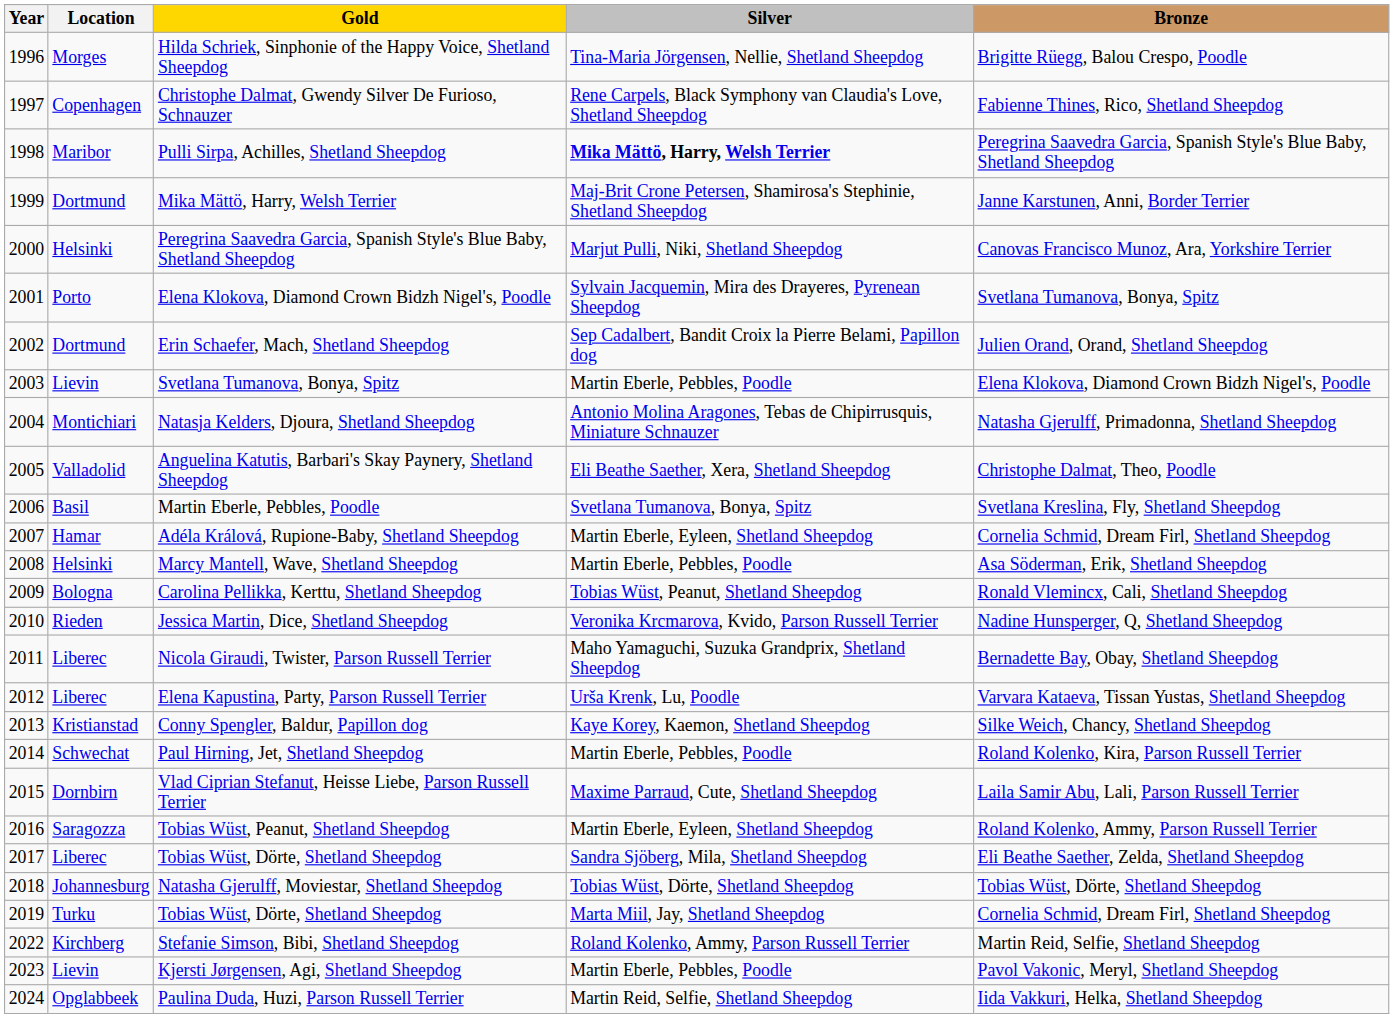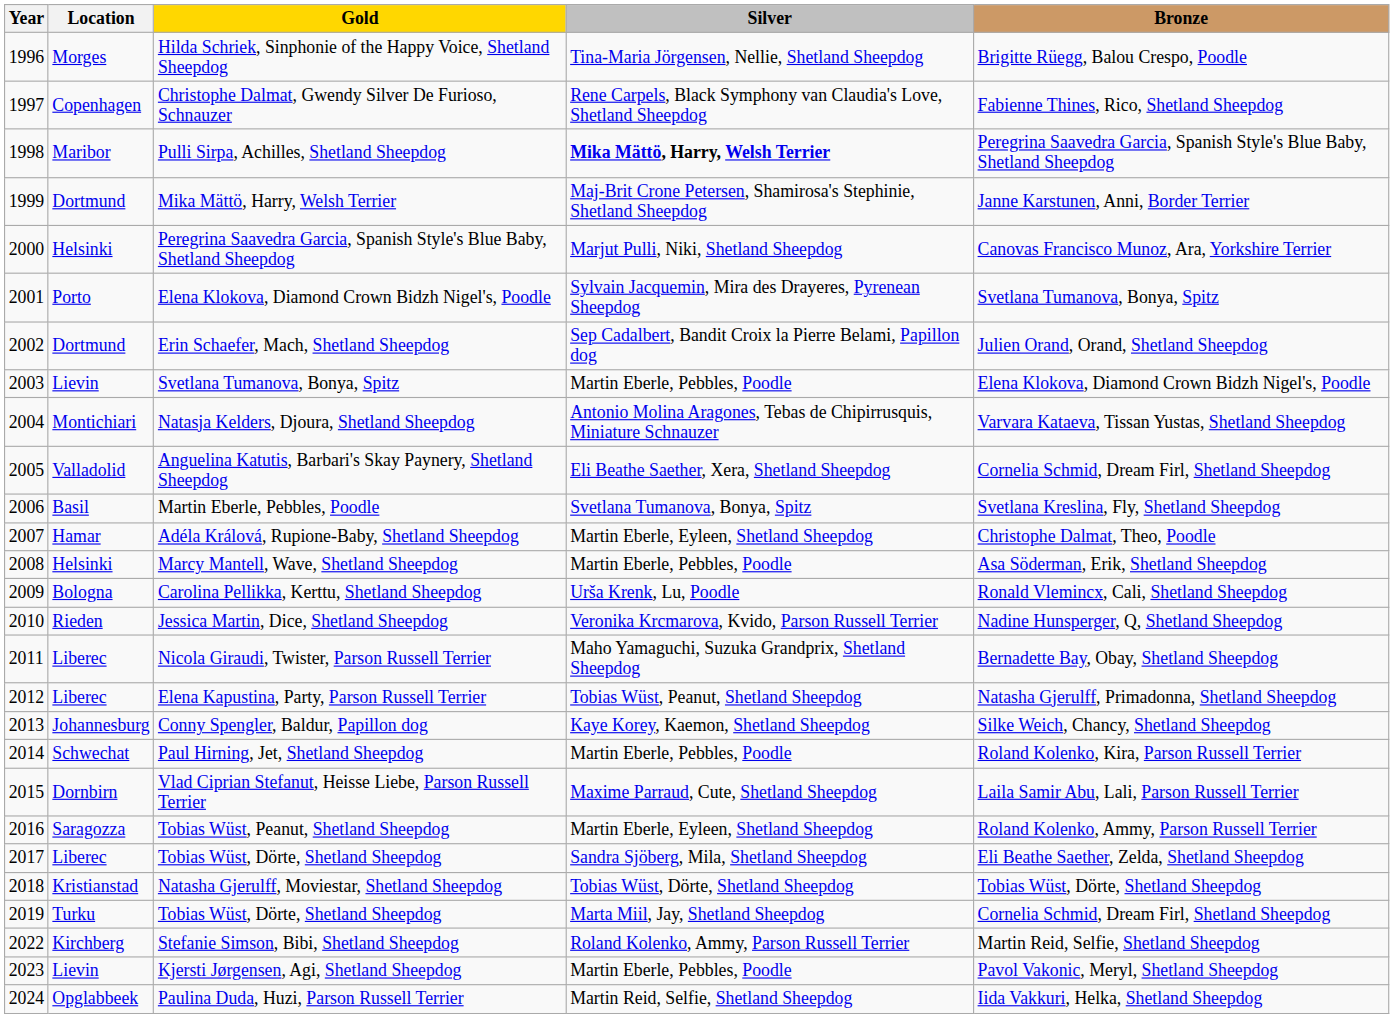(1157, 421) Natasha Gjerulff, Primadonna, Shetland Sheepdog -> (1161, 421) Varvara Kataeva, Tissan Yustas, Shetland Sheepdog
(1097, 470) Christophe Dalmat, Theo, Poodle -> (1154, 470) Cornelia Schmid, Dream Firl, Shetland Sheepdog
(1154, 536) Cornelia Schmid, Dream Firl, Shetland Sheepdog -> (1097, 536) Christophe Dalmat, Theo, Poodle
(716, 592) Tobias Wüst, Peanut, Shetland Sheepdog -> (655, 592) Urša Krenk, Lu, Poodle
(655, 697) Urša Krenk, Lu, Poodle -> (716, 697) Tobias Wüst, Peanut, Shetland Sheepdog
(1161, 697) Varvara Kataeva, Tissan Yustas, Shetland Sheepdog -> (1157, 697) Natasha Gjerulff, Primadonna, Shetland Sheepdog
(95, 725) Kristianstad -> (101, 725) Johannesburg
(101, 886) Johannesburg -> (95, 886) Kristianstad
